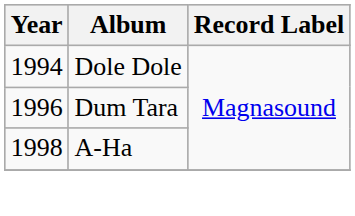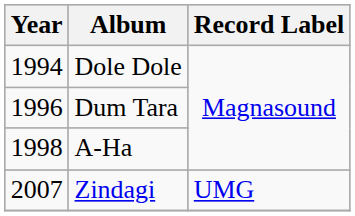+ row: (115, 189)
